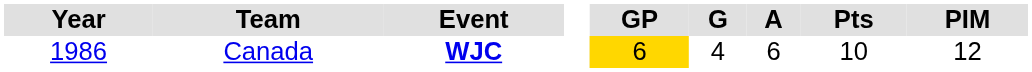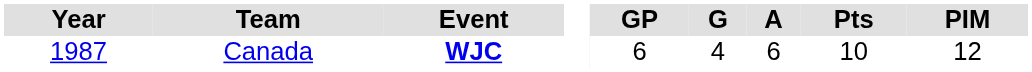(79, 51) 1986 -> (79, 51) 1987
(640, 51) gold background -> (640, 51) no background
